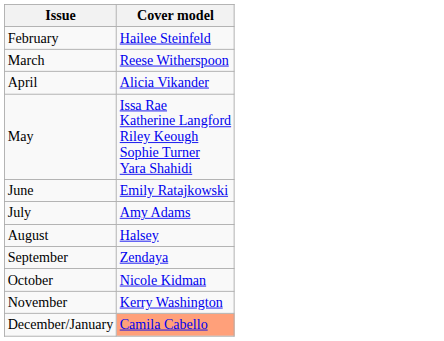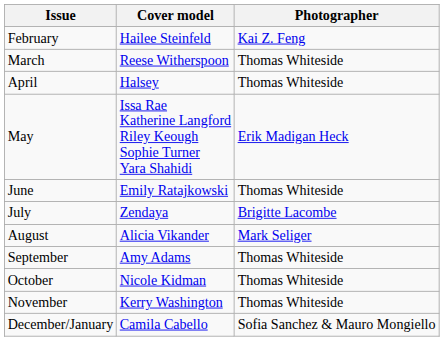+ column: (337, 15)
(164, 82) Alicia Vikander -> (139, 82) Halsey
(155, 213) Amy Adams -> (144, 213) Zendaya
(139, 235) Halsey -> (164, 235) Alicia Vikander
(144, 257) Zendaya -> (155, 257) Amy Adams
(164, 324) lightsalmon background -> (164, 324) no background
